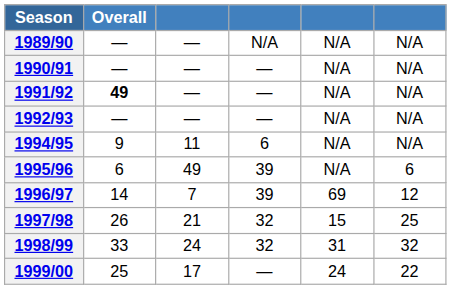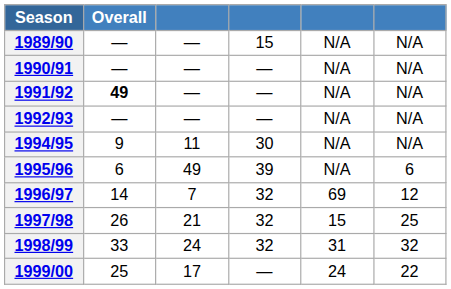(264, 42) N/A -> (264, 42) 15
(264, 144) 6 -> (264, 144) 30
(264, 195) 39 -> (264, 195) 32
